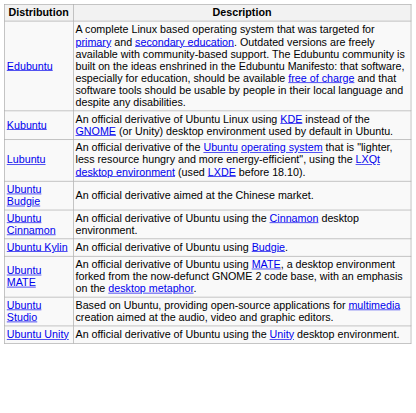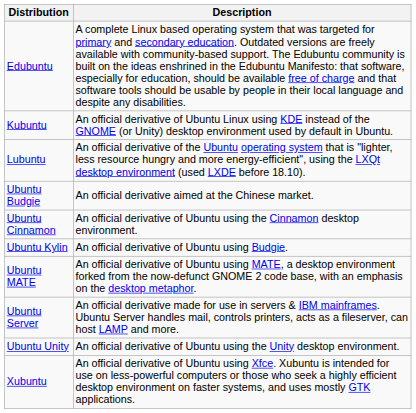+ row: (24, 317)
- row: (24, 311)
+ row: (27, 382)
